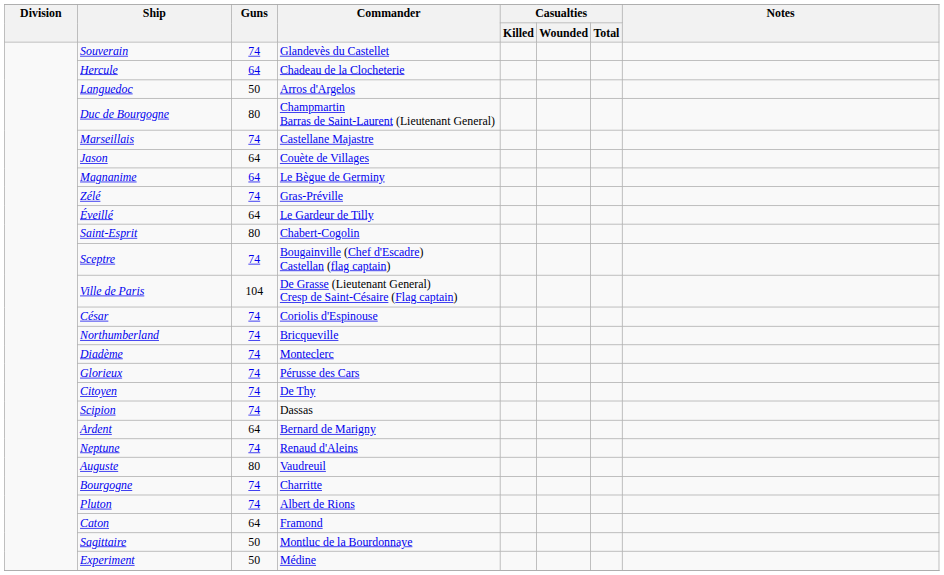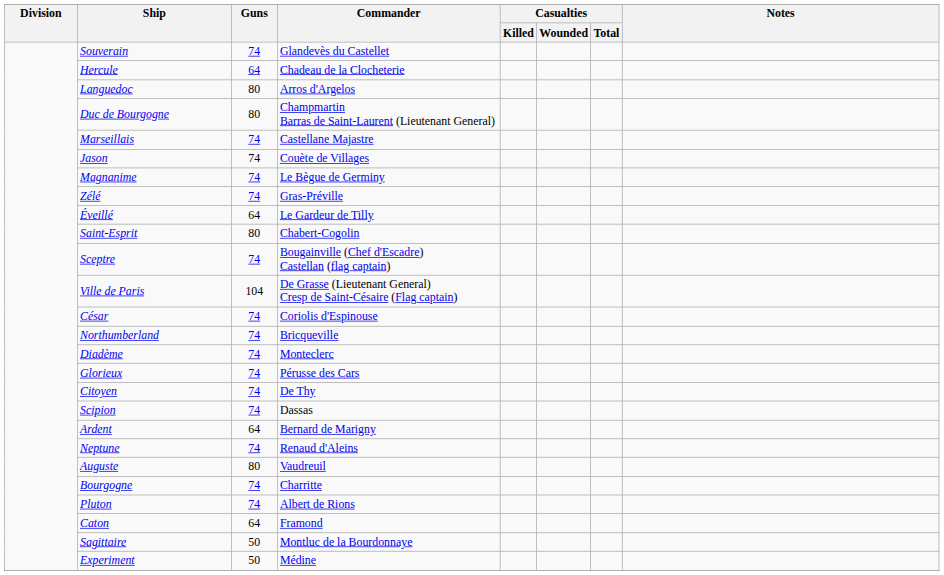(254, 88) 50 -> (254, 88) 80
(254, 158) 64 -> (254, 158) 74
(254, 177) 64 -> (254, 177) 74
